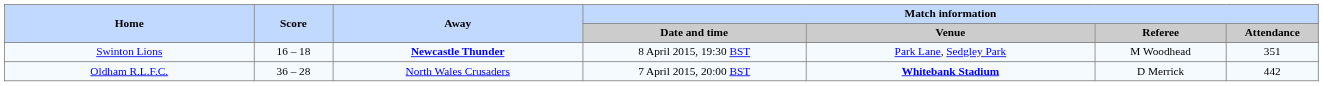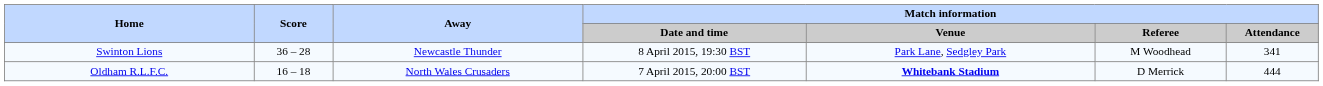(293, 52) 16 – 18 -> (293, 52) 36 – 28
(458, 52) bold -> (458, 52) normal
(1272, 52) 351 -> (1272, 52) 341
(293, 71) 36 – 28 -> (293, 71) 16 – 18
(1272, 71) 442 -> (1272, 71) 444
